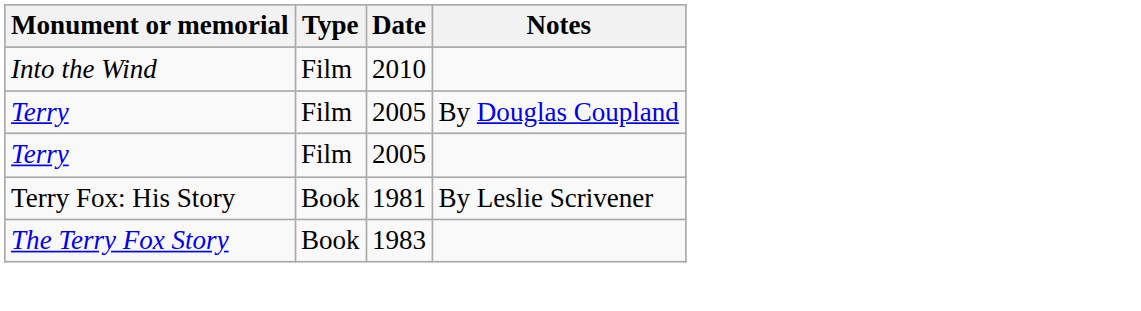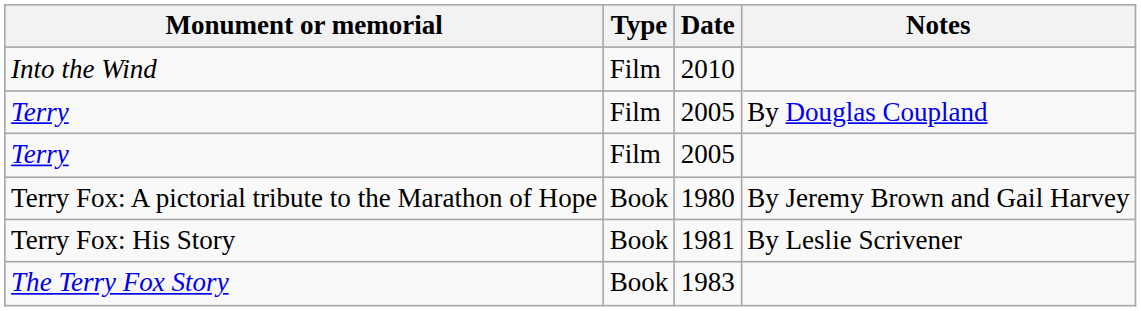+ row: (304, 197)
